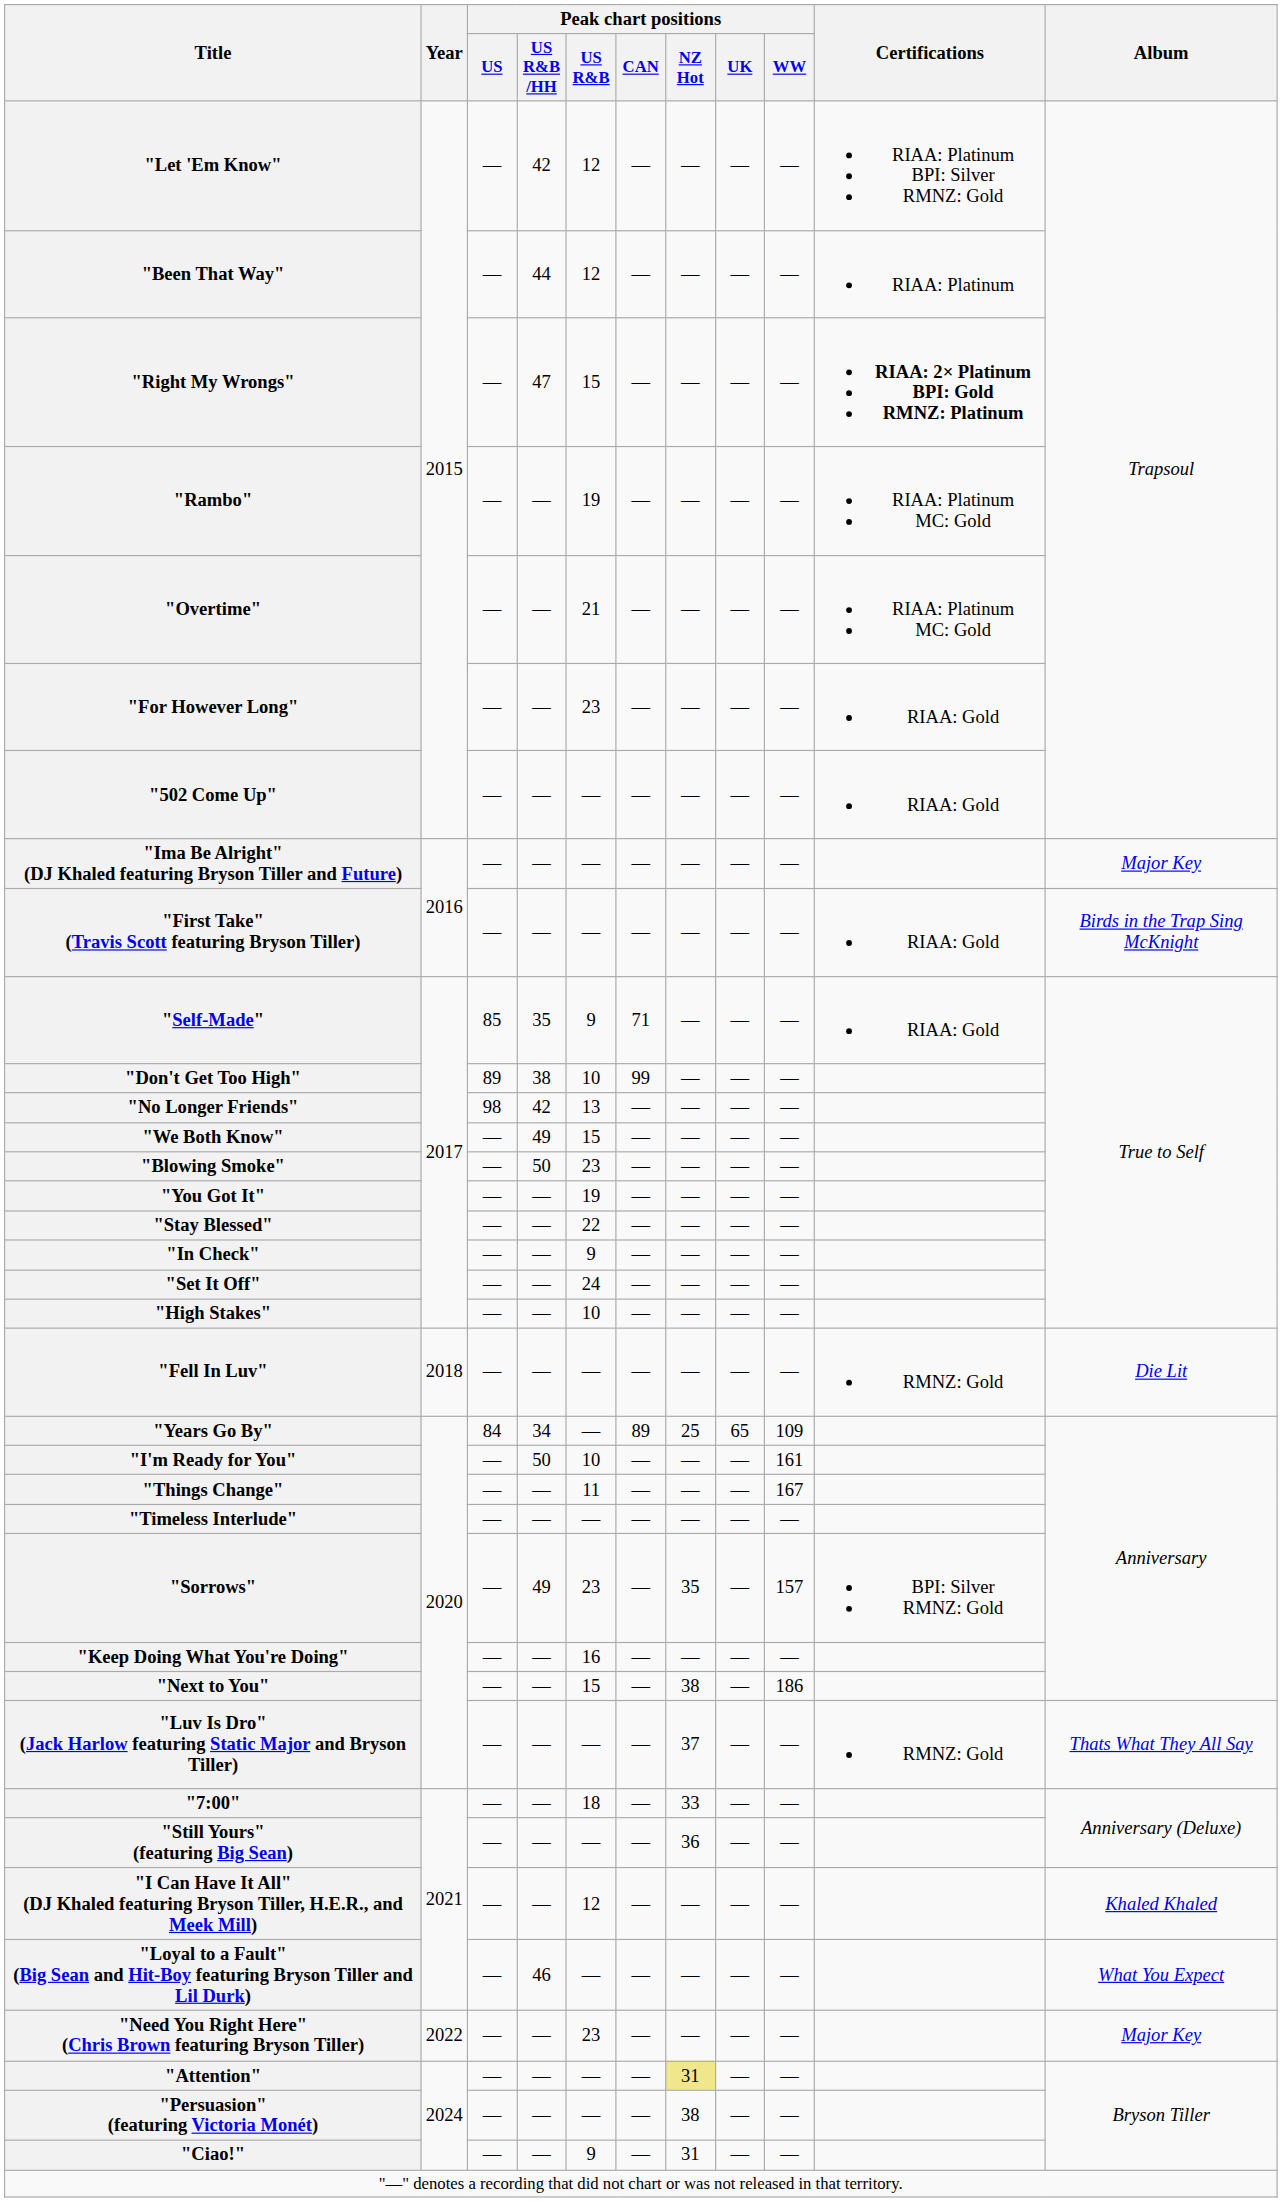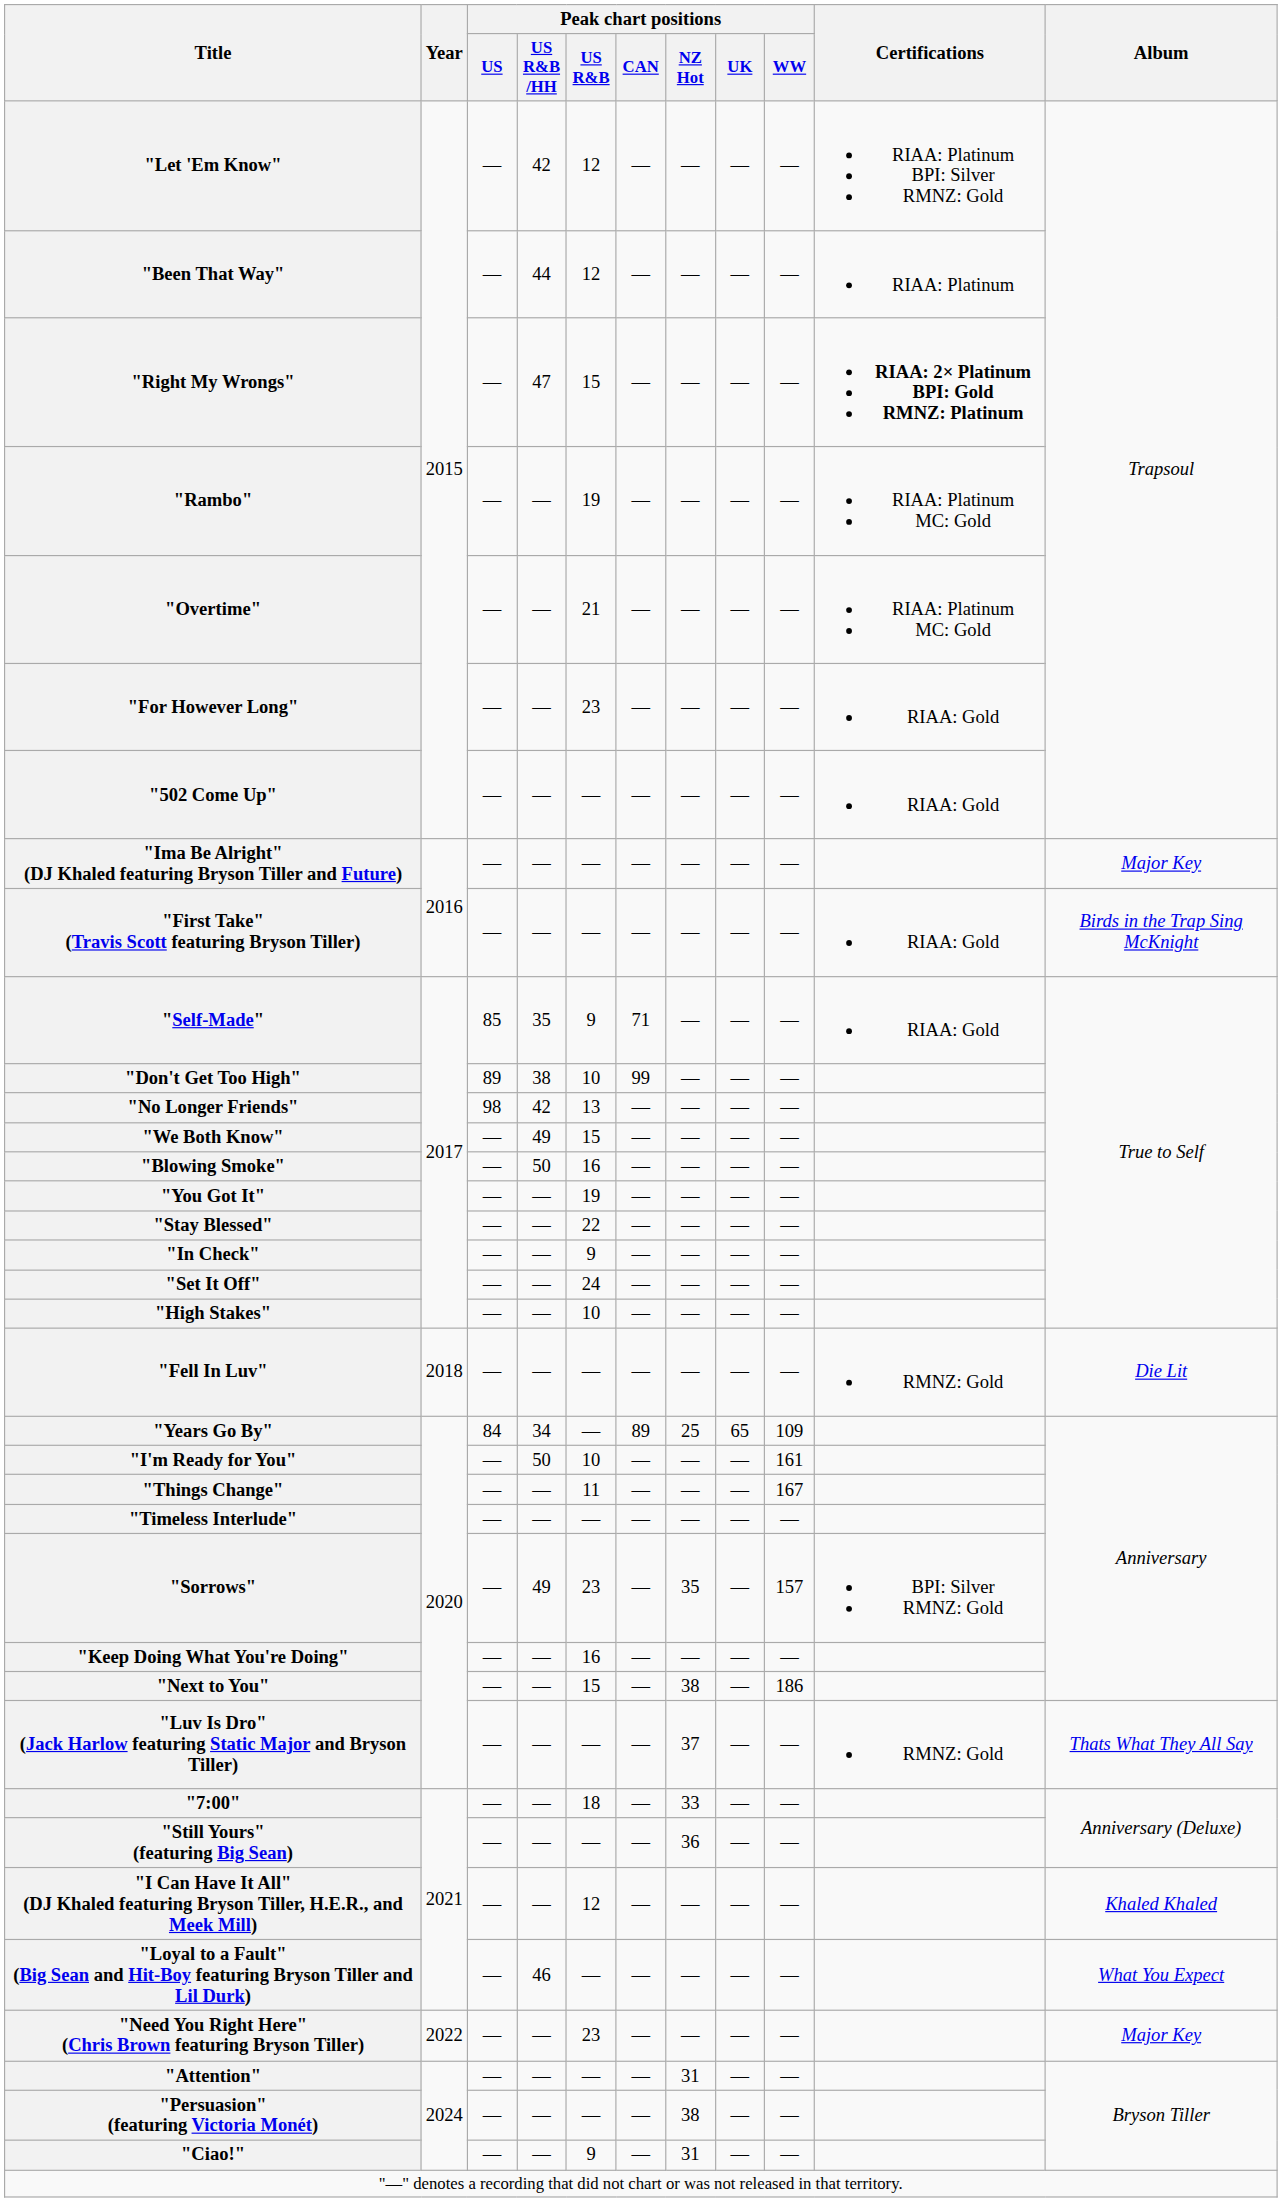(591, 1166) 23 -> (591, 1166) 16
(690, 2075) khaki background -> (690, 2075) no background
